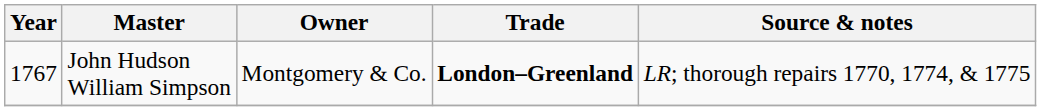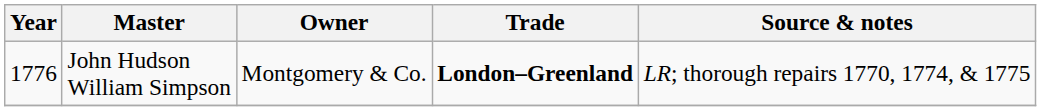(33, 73) 1767 -> (33, 73) 1776
